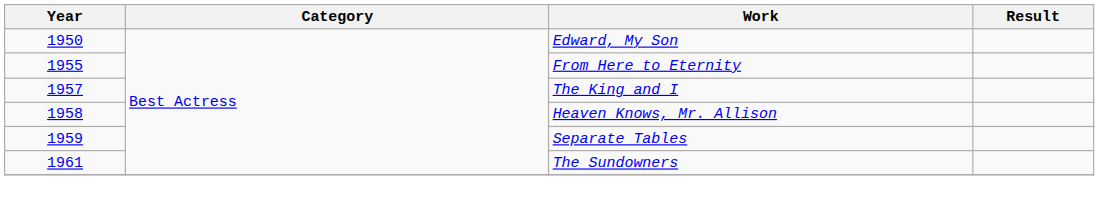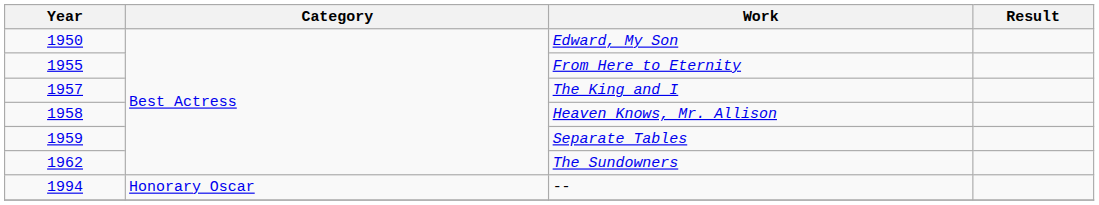(65, 163) 1961 -> (65, 163) 1962
+ row: (562, 187)
